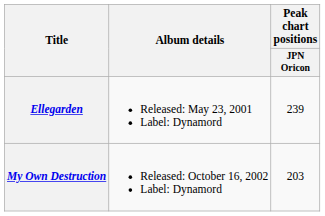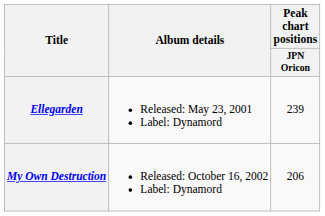(295, 177) 203 -> (295, 177) 206
